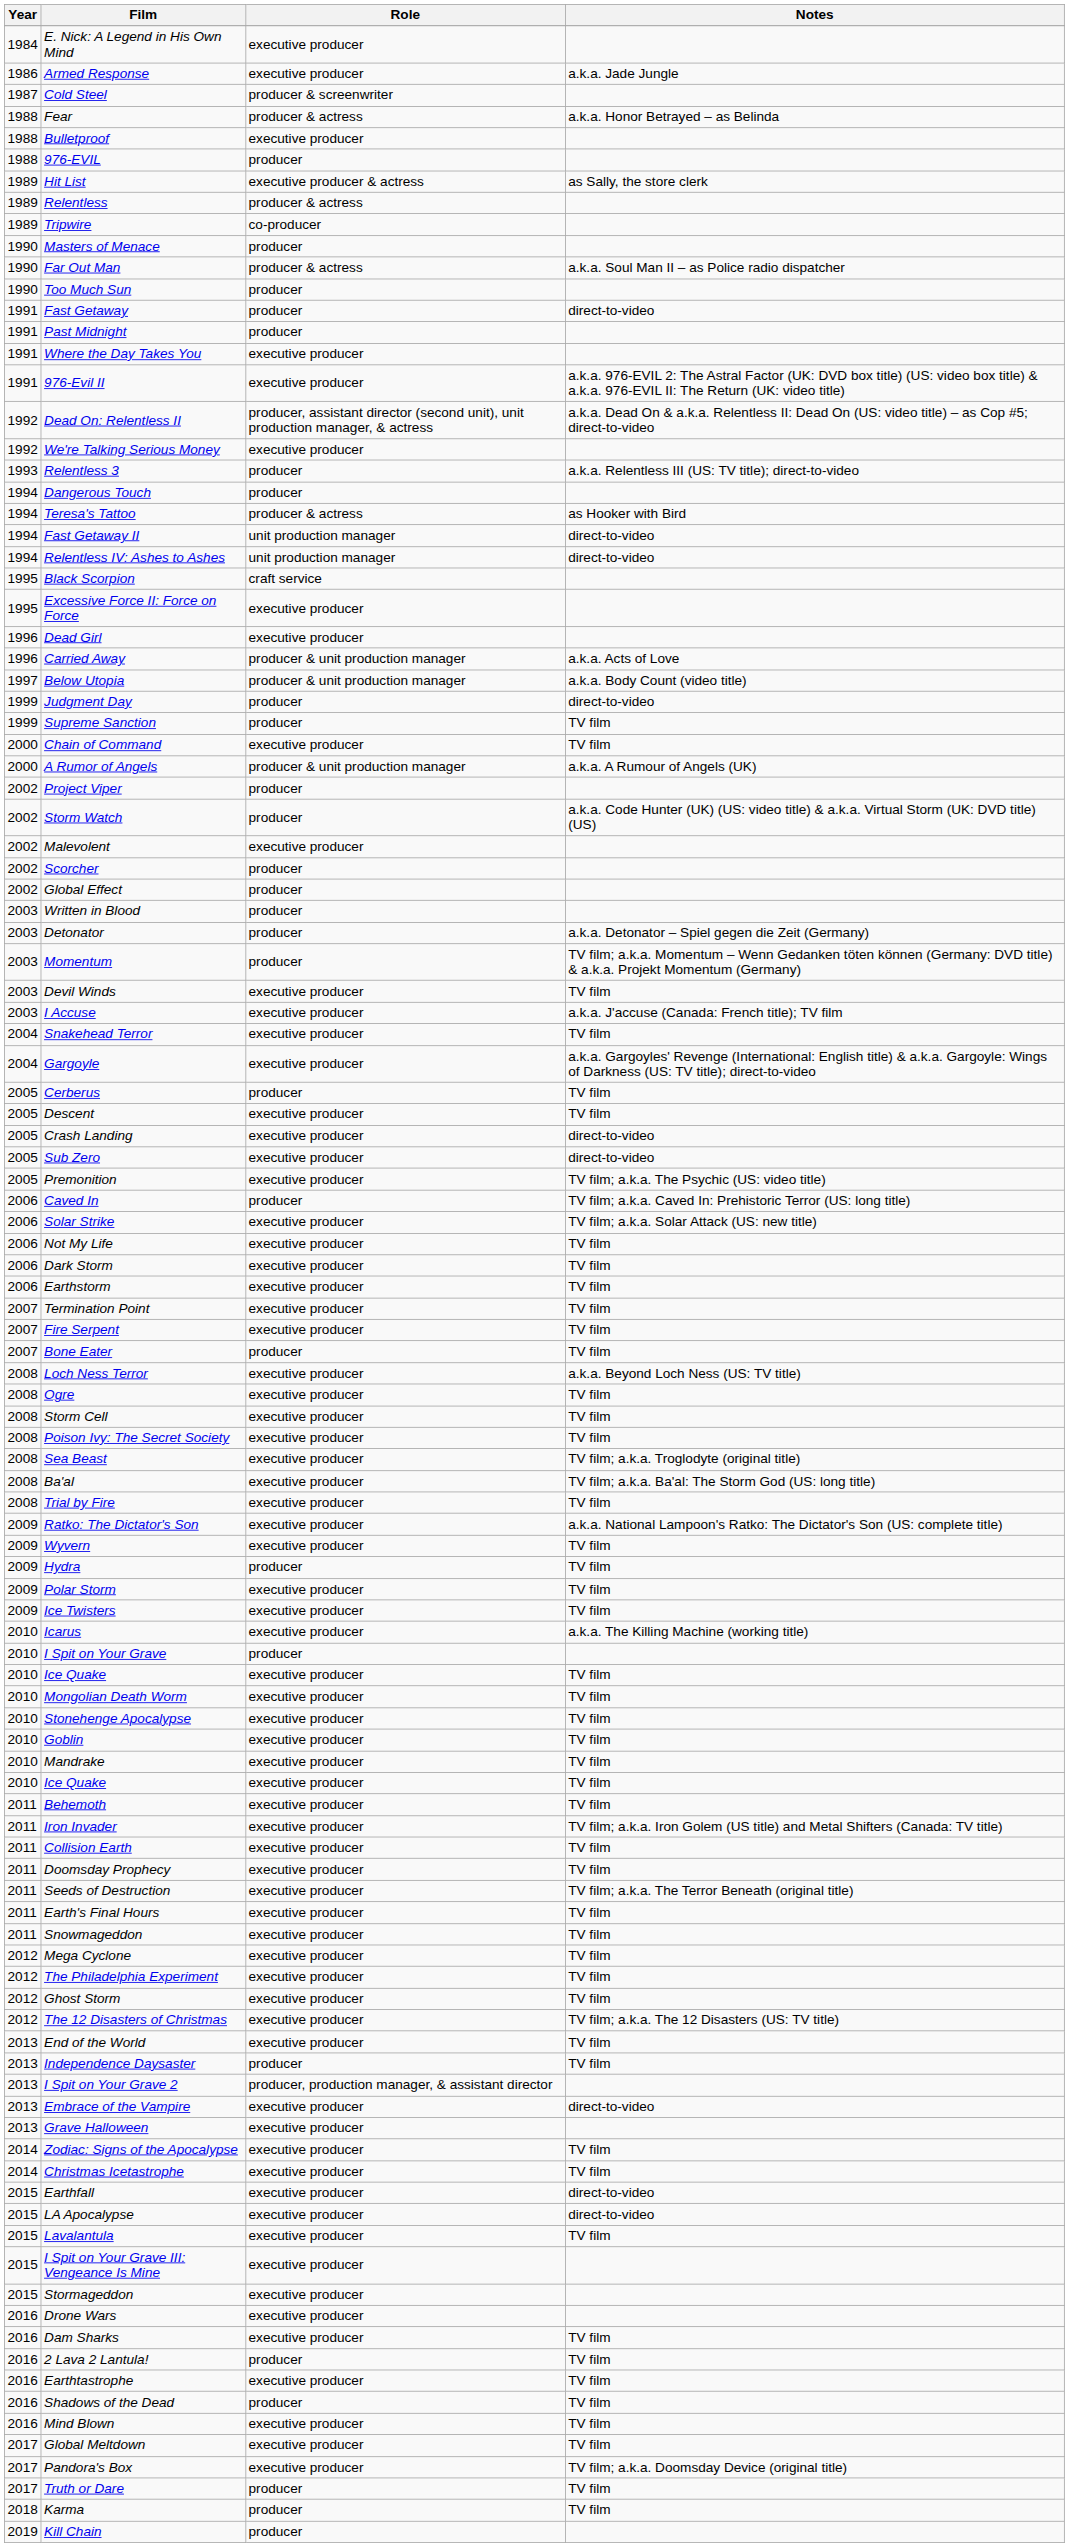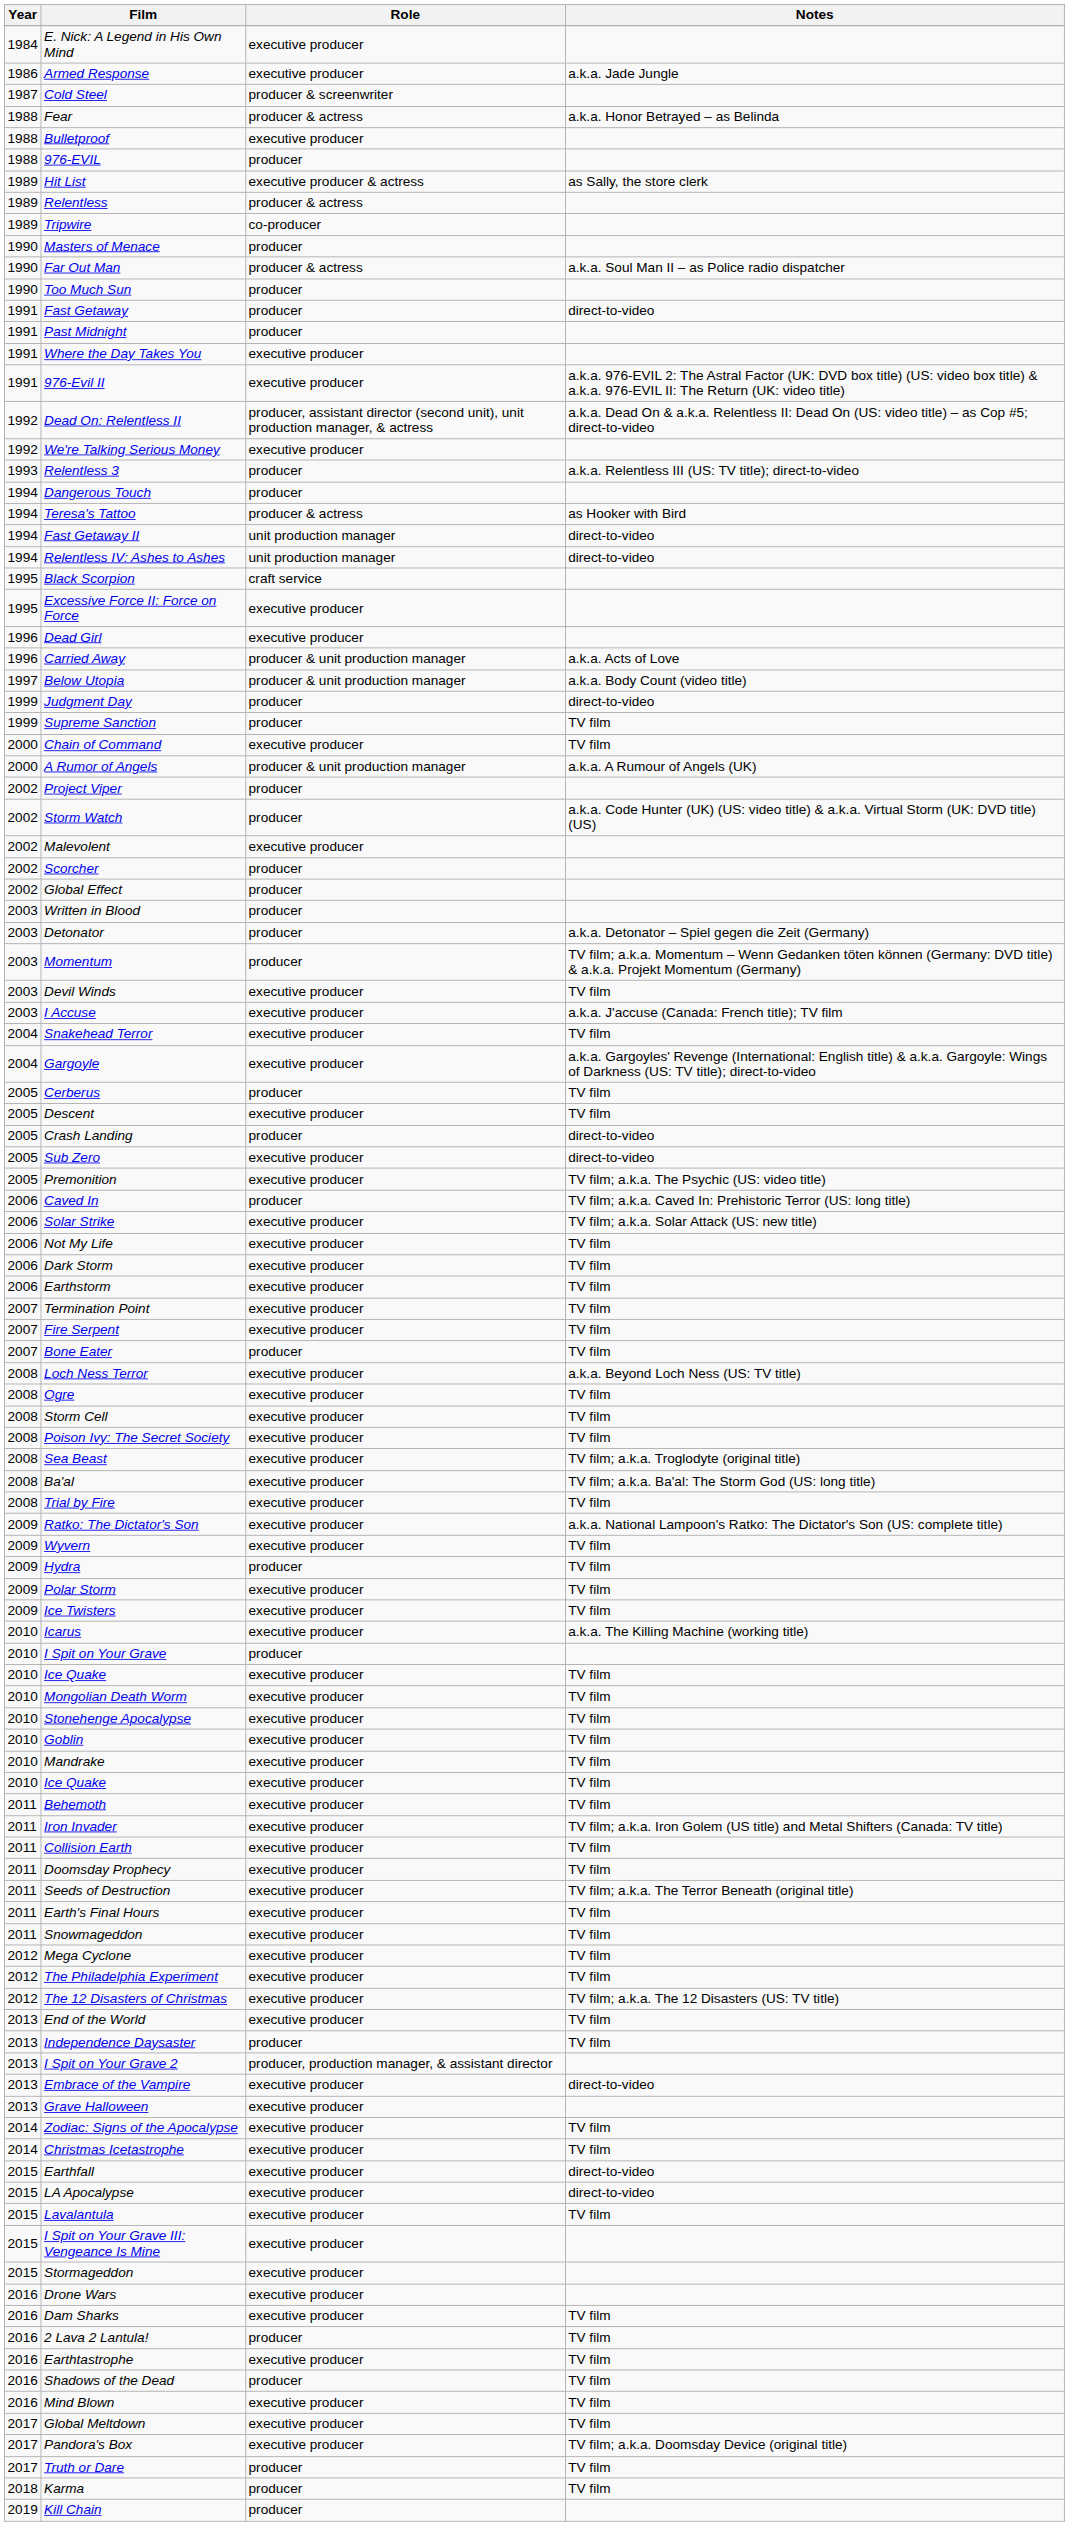(306, 1136) executive producer -> (275, 1136) producer
- row: (23, 1998)
